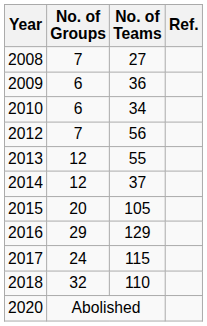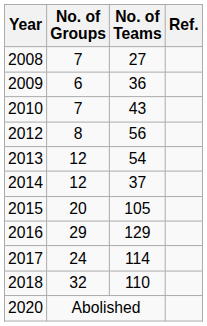(78, 109) 6 -> (78, 109) 7
(137, 109) 34 -> (137, 109) 43
(78, 134) 7 -> (78, 134) 8
(137, 158) 55 -> (137, 158) 54
(137, 258) 115 -> (137, 258) 114
